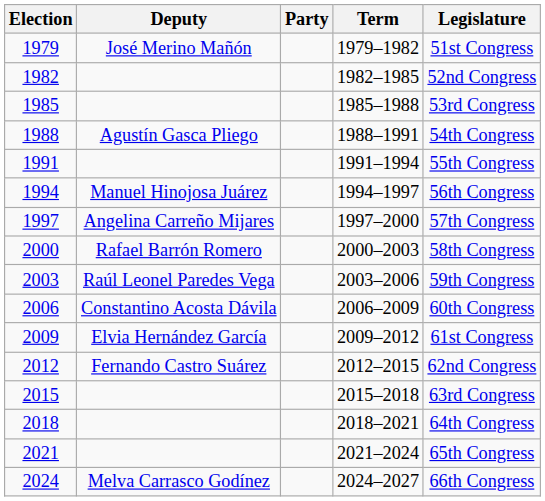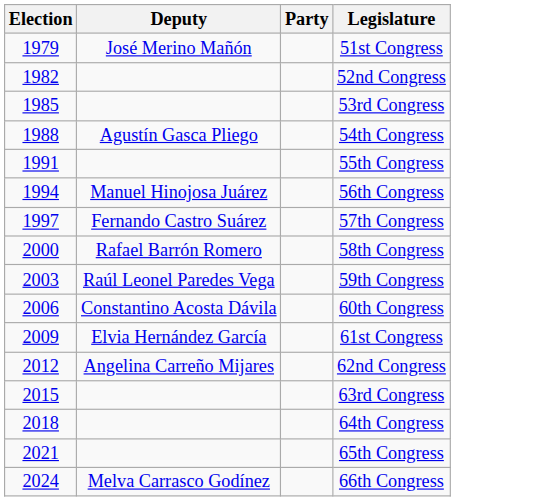- column: (378, 18)
(179, 221) Angelina Carreño Mijares -> (179, 221) Fernando Castro Suárez
(179, 366) Fernando Castro Suárez -> (179, 366) Angelina Carreño Mijares
